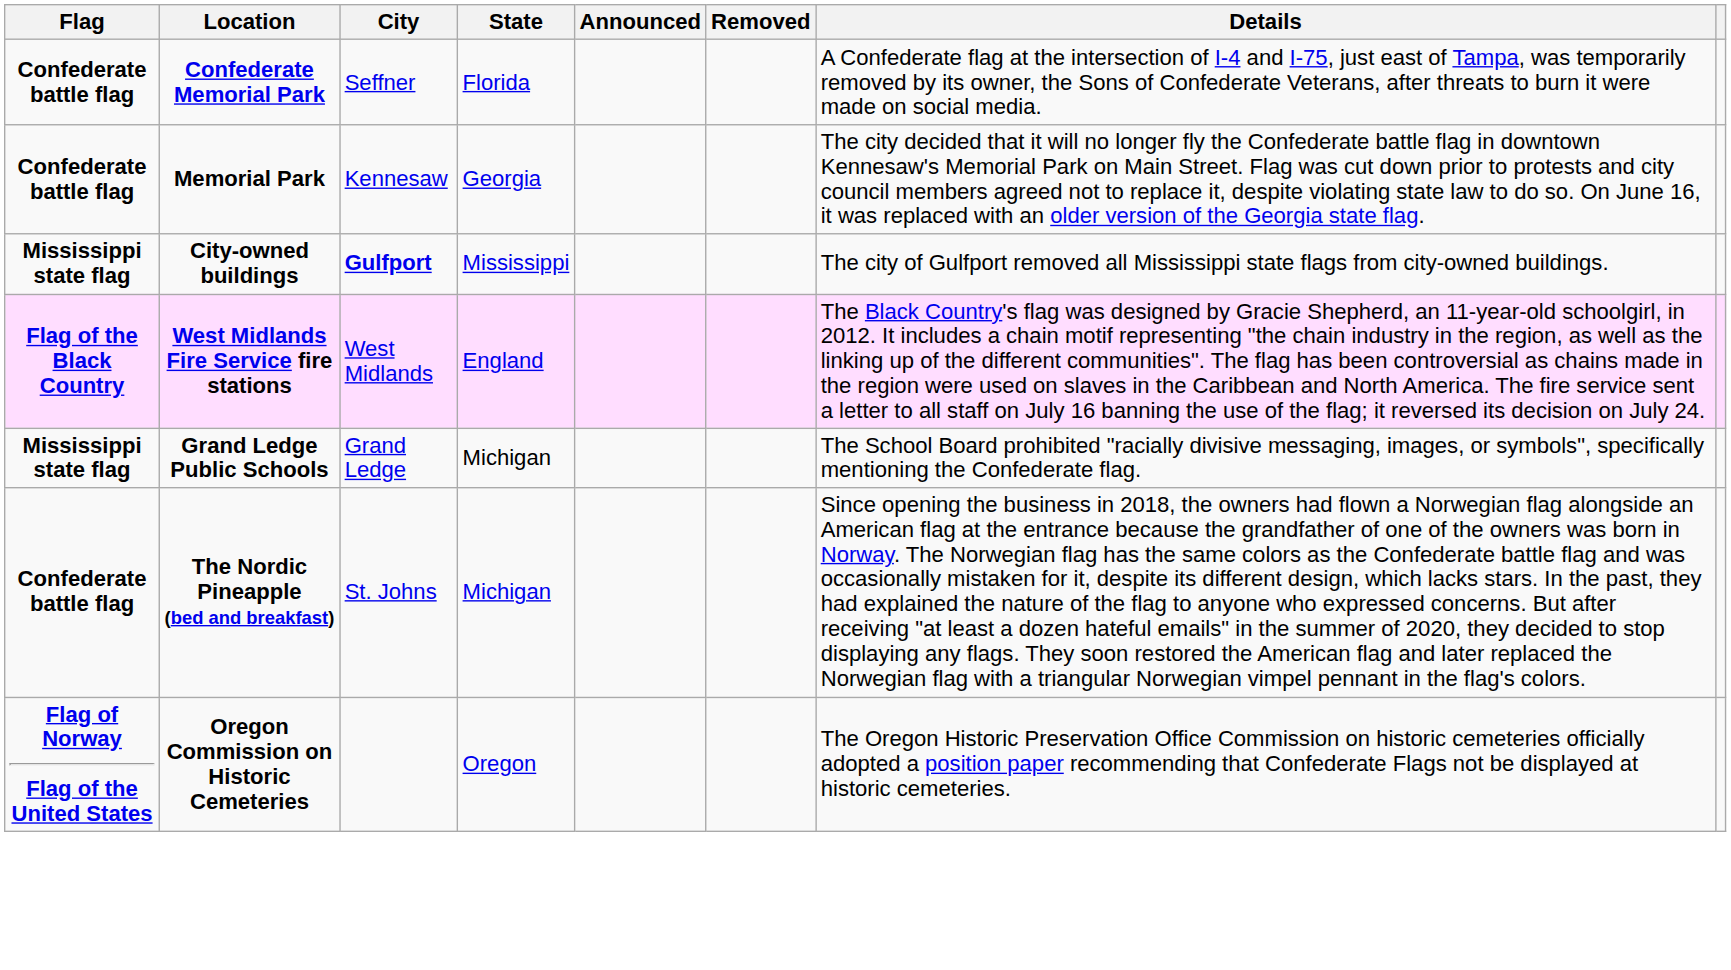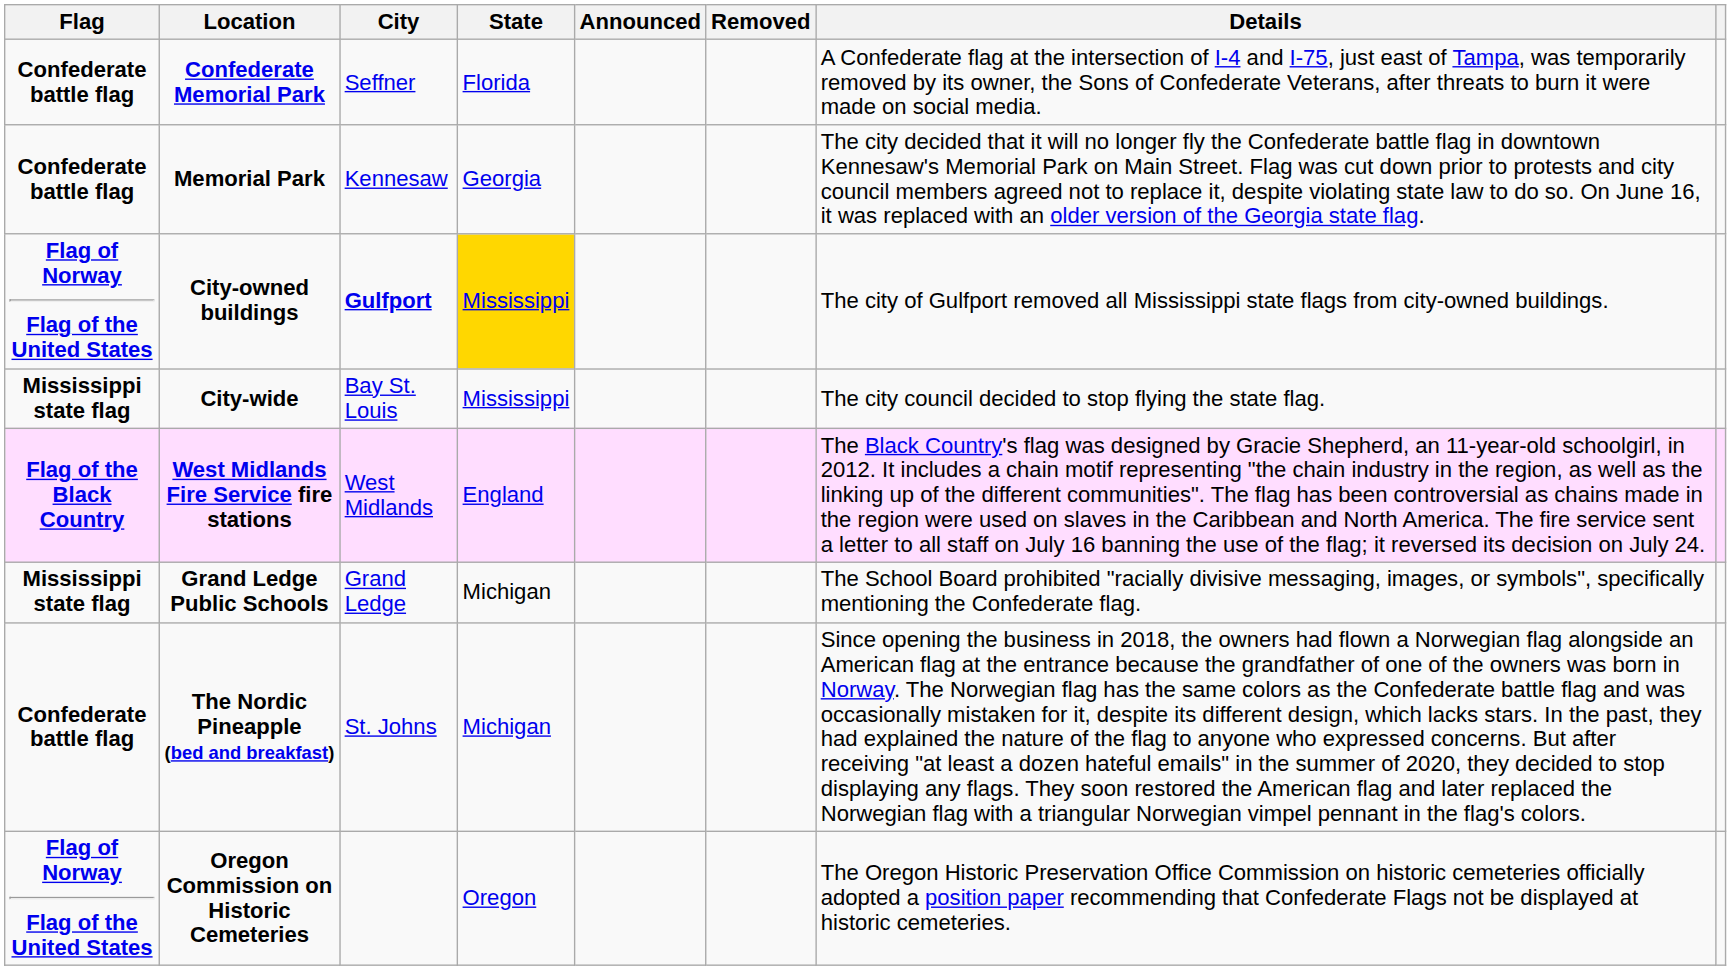(82, 263) Mississippi state flag -> (82, 300) Flag of Norway Flag of the United States
(516, 263) no background -> (516, 300) gold background
+ row: (249, 398)
